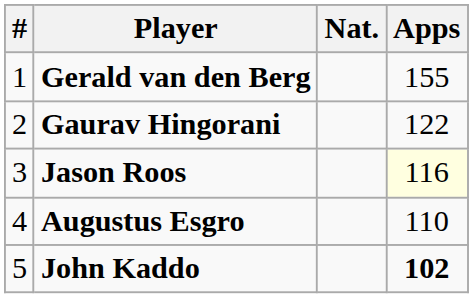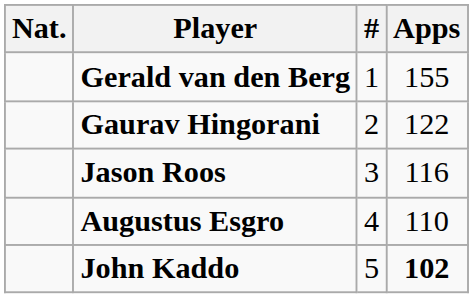columns swapped: (19, 28) <-> (352, 28)
(427, 172) lightyellow background -> (427, 172) no background
